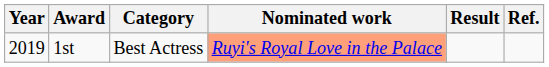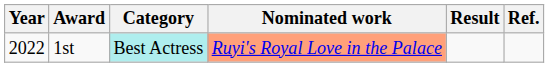(27, 47) 2019 -> (27, 47) 2022
(158, 47) no background -> (158, 47) paleturquoise background
